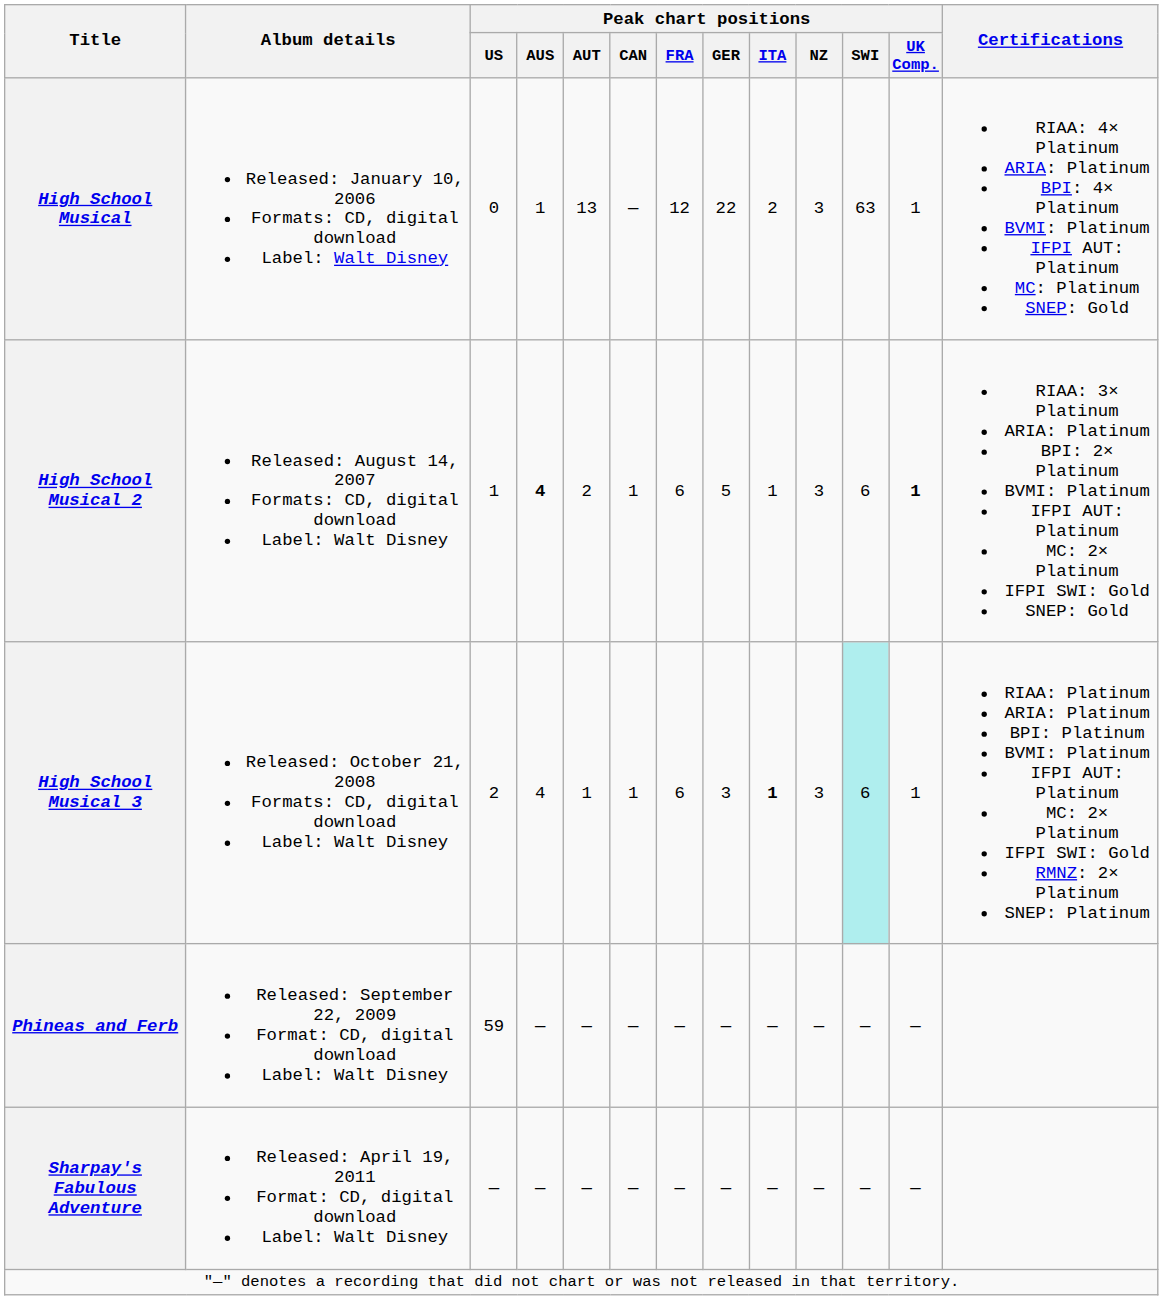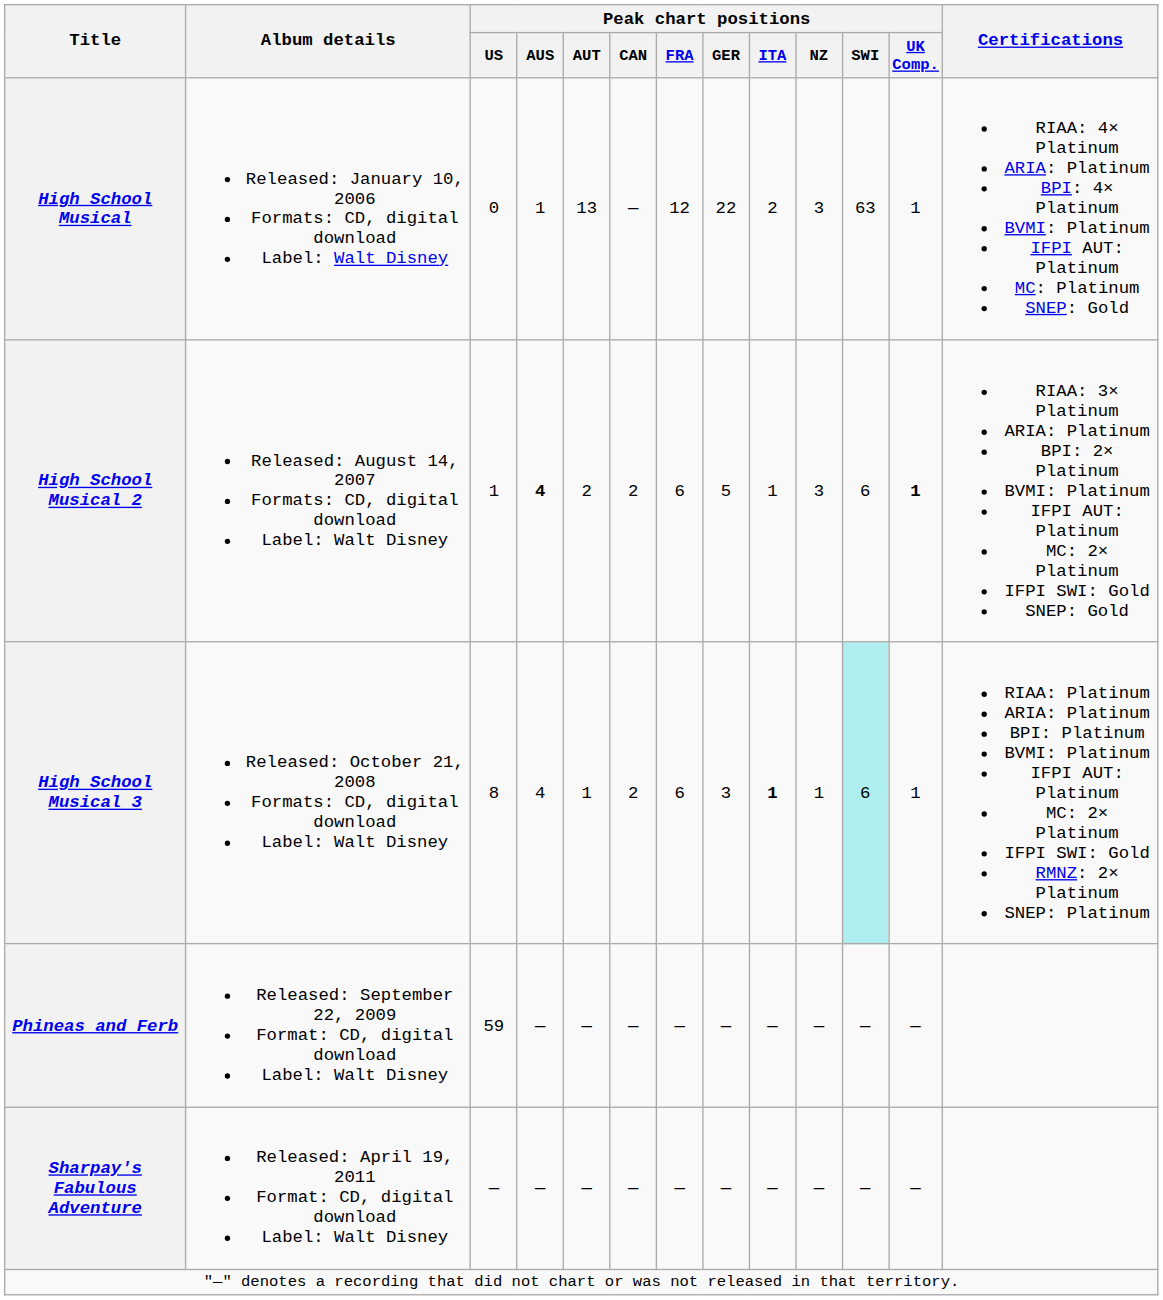(633, 491) 1 -> (633, 491) 2
(494, 793) 2 -> (494, 793) 8
(633, 793) 1 -> (633, 793) 2
(819, 793) 3 -> (819, 793) 1
